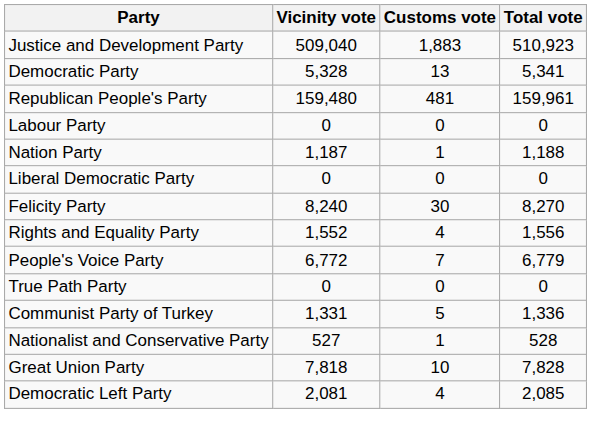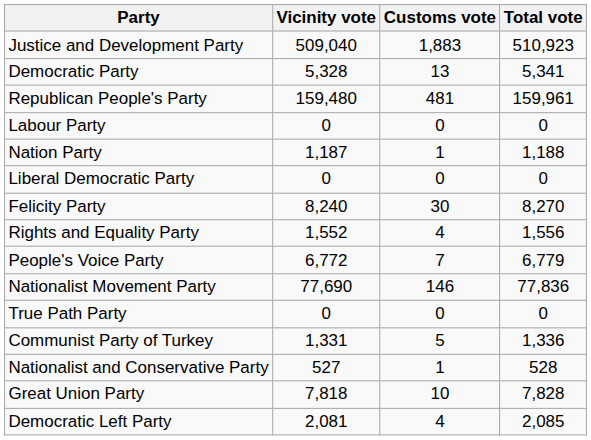+ row: (112, 286)
